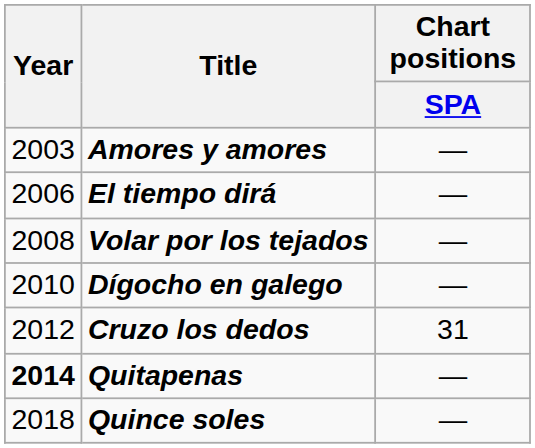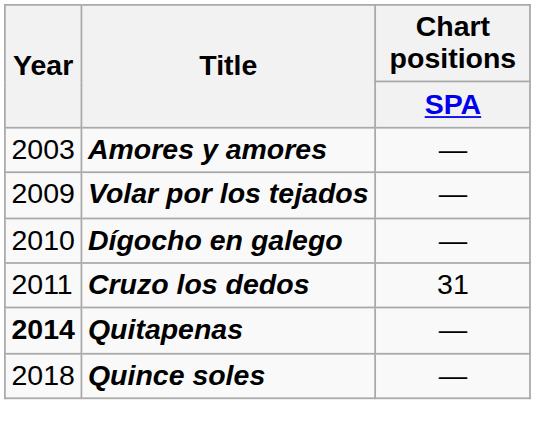- row: (182, 194)
(43, 239) 2008 -> (43, 194) 2009
(43, 330) 2012 -> (42, 284) 2011
